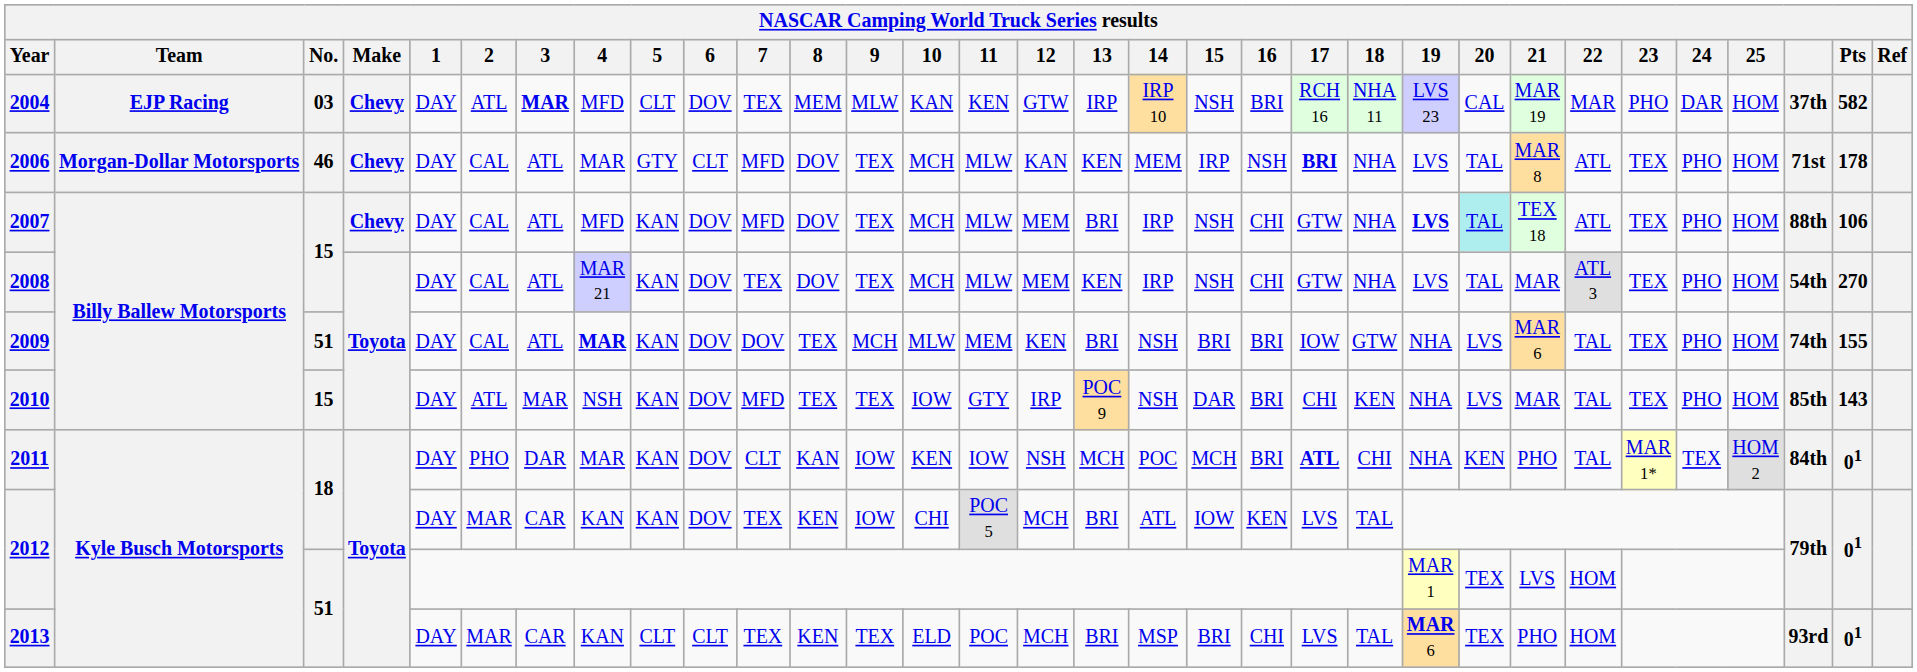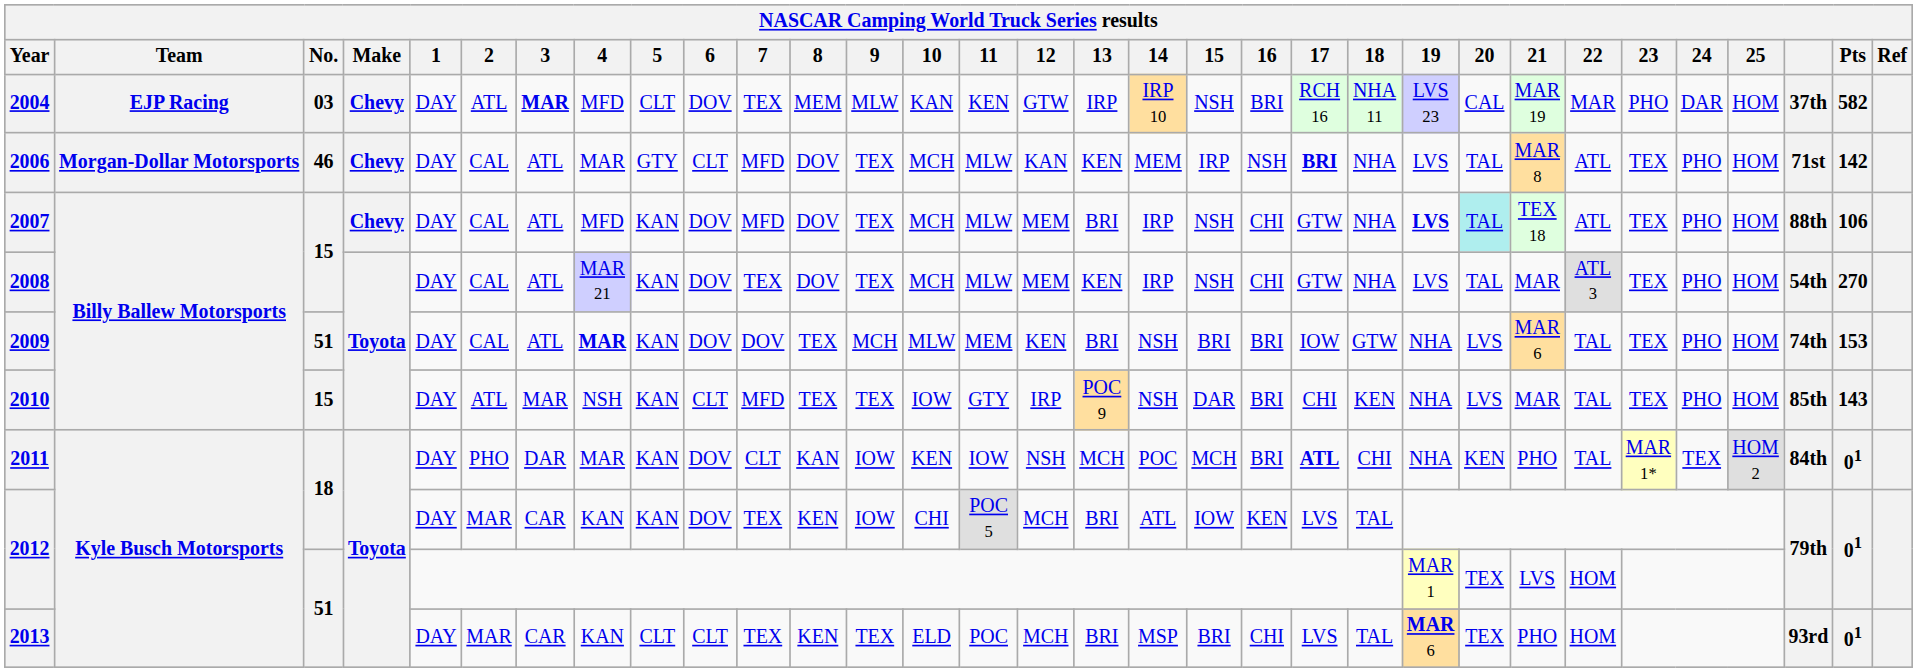(1853, 162) 178 -> (1853, 162) 142
(1853, 340) 155 -> (1853, 340) 153
(710, 400) DOV -> (710, 400) CLT
